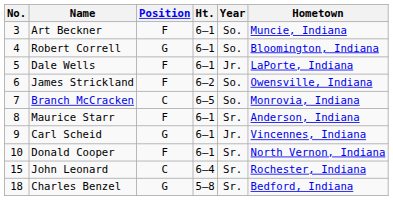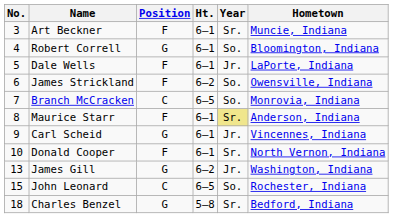(233, 30) So. -> (233, 30) Sr.
(233, 117) no background -> (233, 117) khaki background
+ row: (63, 169)
(205, 169) 6–4 -> (205, 187) 6–5
(233, 169) Sr. -> (233, 187) So.
